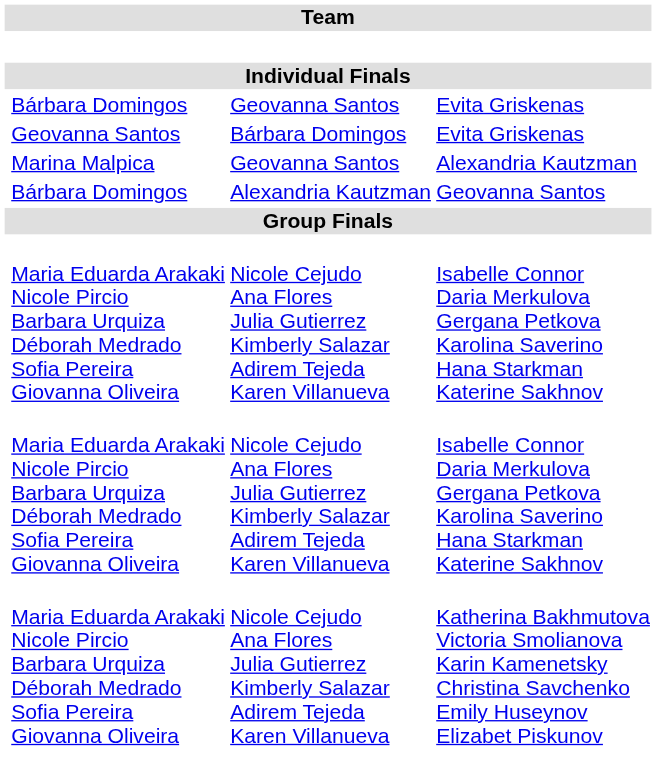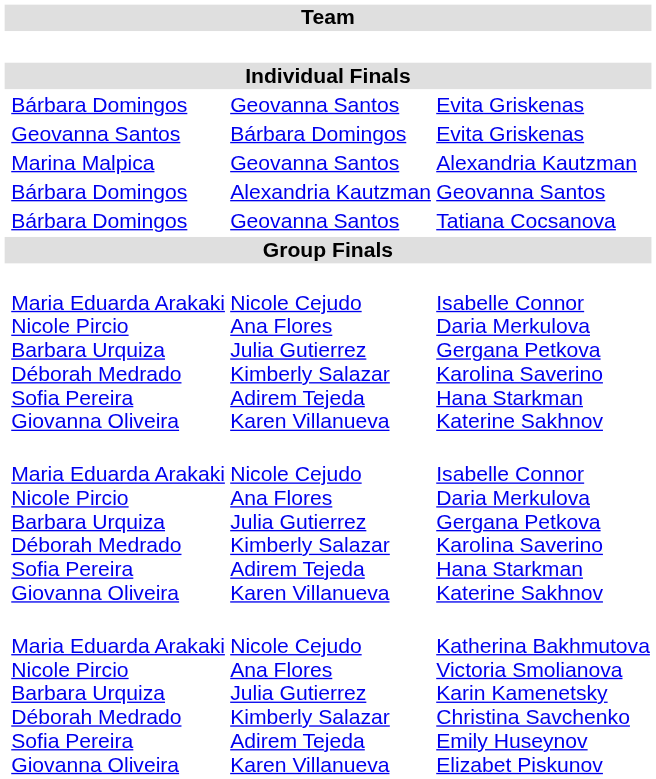+ row: (99, 220)
